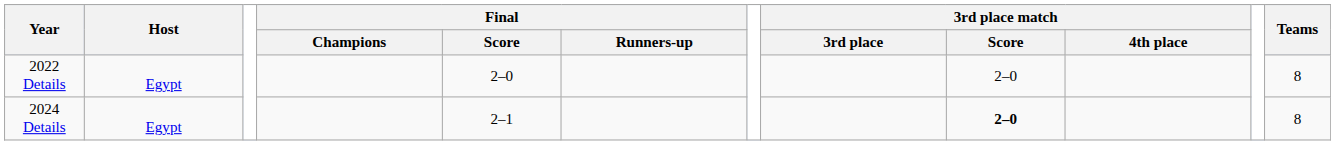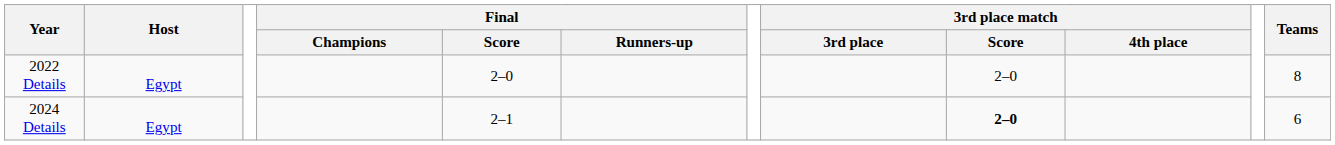(1297, 118) 8 -> (1297, 118) 6
